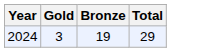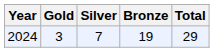+ column: (99, 15)
